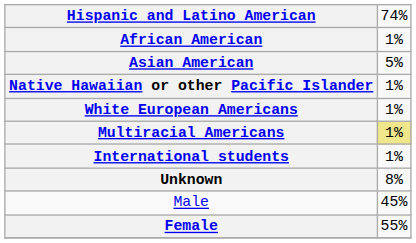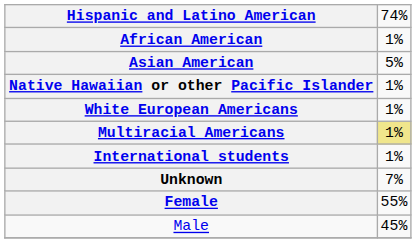(394, 180) 8% -> (394, 180) 7%
rows swapped: (191, 226) <-> (191, 203)
